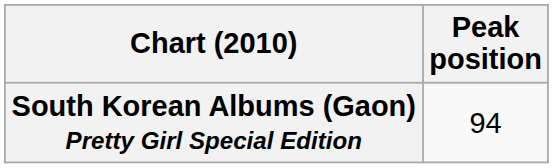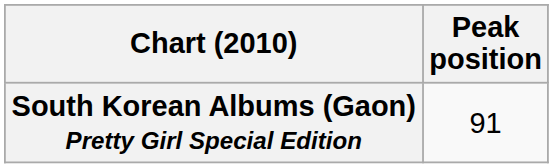(486, 122) 94 -> (486, 122) 91
